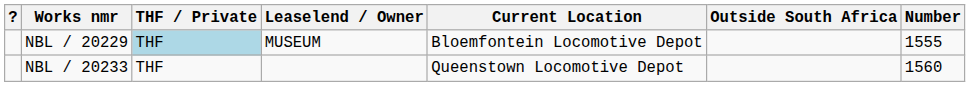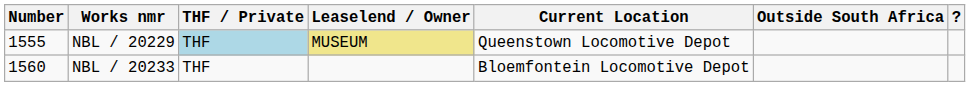columns swapped: (933, 17) <-> (13, 17)
(293, 43) no background -> (340, 43) khaki background
(567, 43) Bloemfontein Locomotive Depot -> (604, 43) Queenstown Locomotive Depot
(558, 68) Queenstown Locomotive Depot -> (614, 68) Bloemfontein Locomotive Depot
